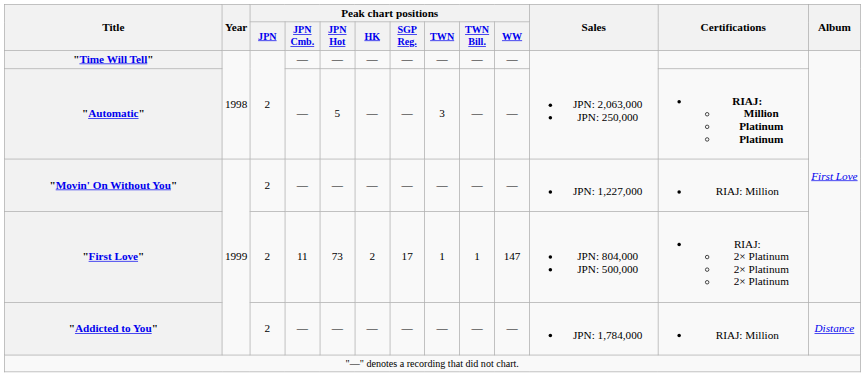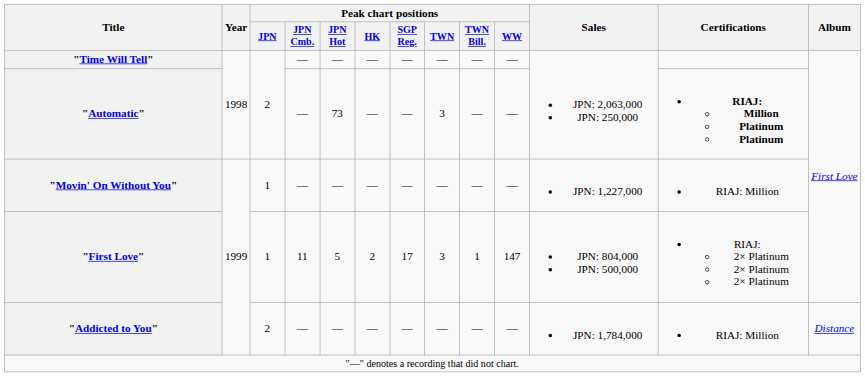(337, 113) 5 -> (337, 113) 73
(267, 185) 2 -> (267, 185) 1
(267, 257) 2 -> (267, 257) 1
(337, 257) 73 -> (337, 257) 5
(442, 257) 1 -> (442, 257) 3
